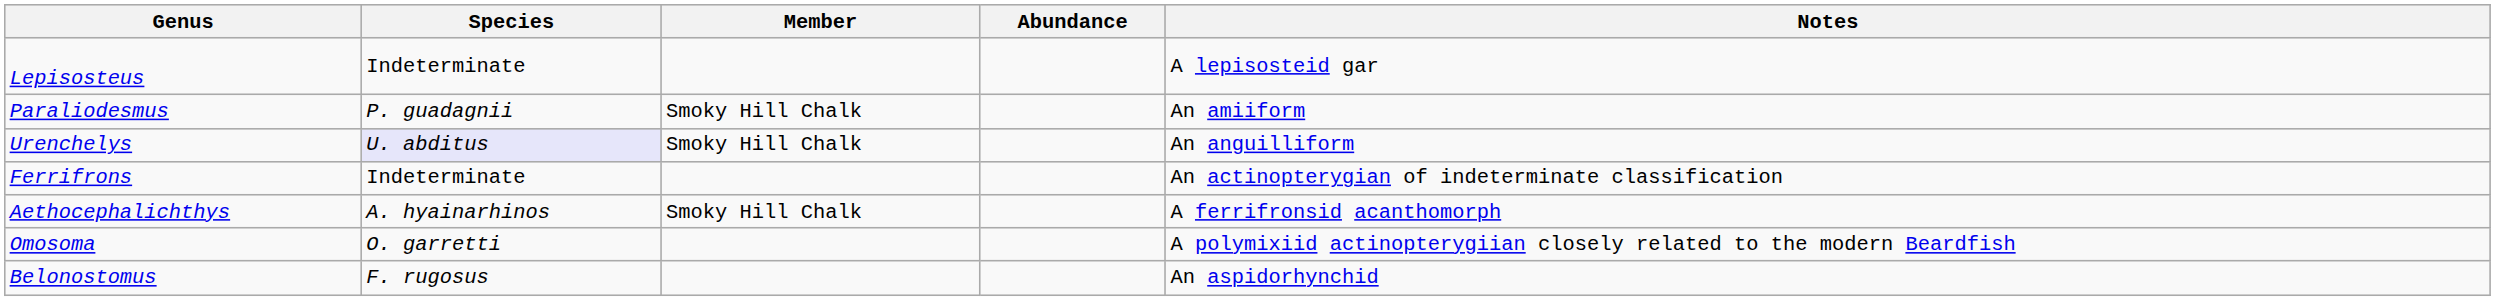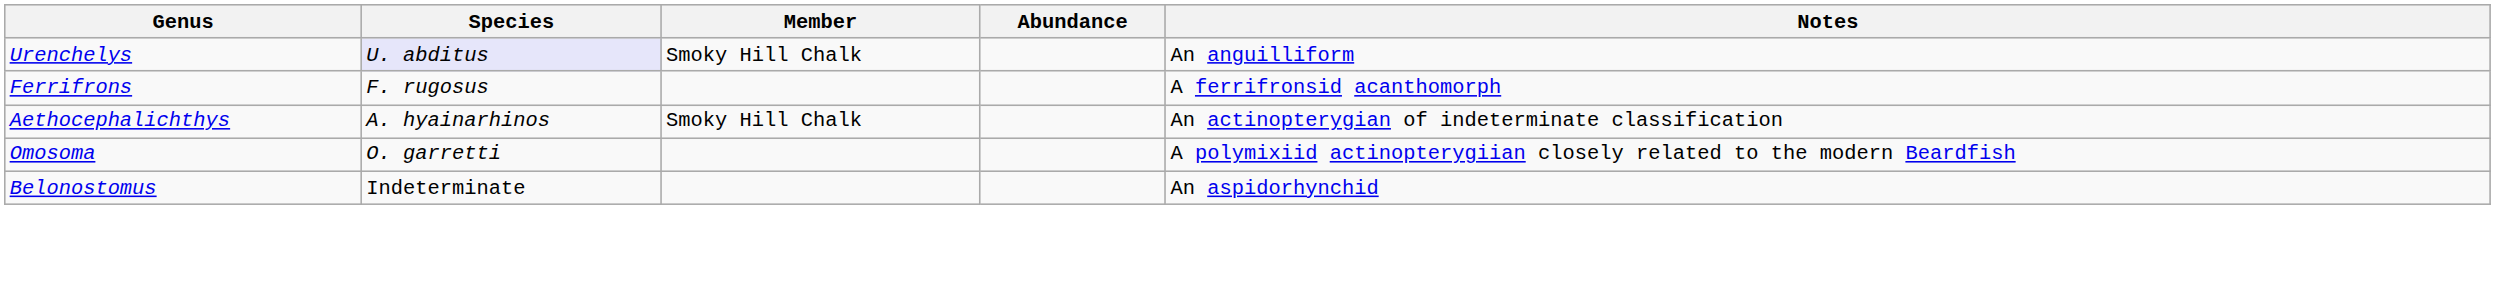- row: (77, 78)
- row: (89, 111)
(446, 178) Indeterminate -> (428, 88) F. rugosus
(1477, 178) An actinopterygian of indeterminate classification -> (1336, 88) A ferrifronsid acanthomorph
(1336, 211) A ferrifronsid acanthomorph -> (1477, 121) An actinopterygian of indeterminate classification
(428, 278) F. rugosus -> (446, 188) Indeterminate
